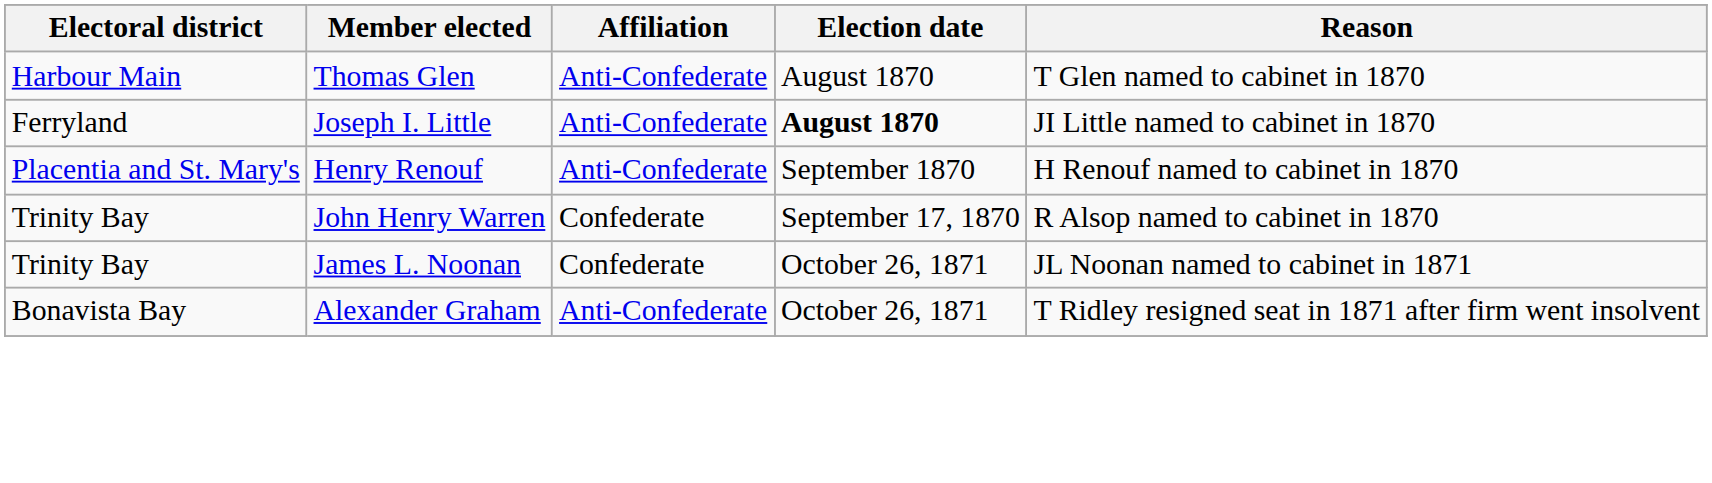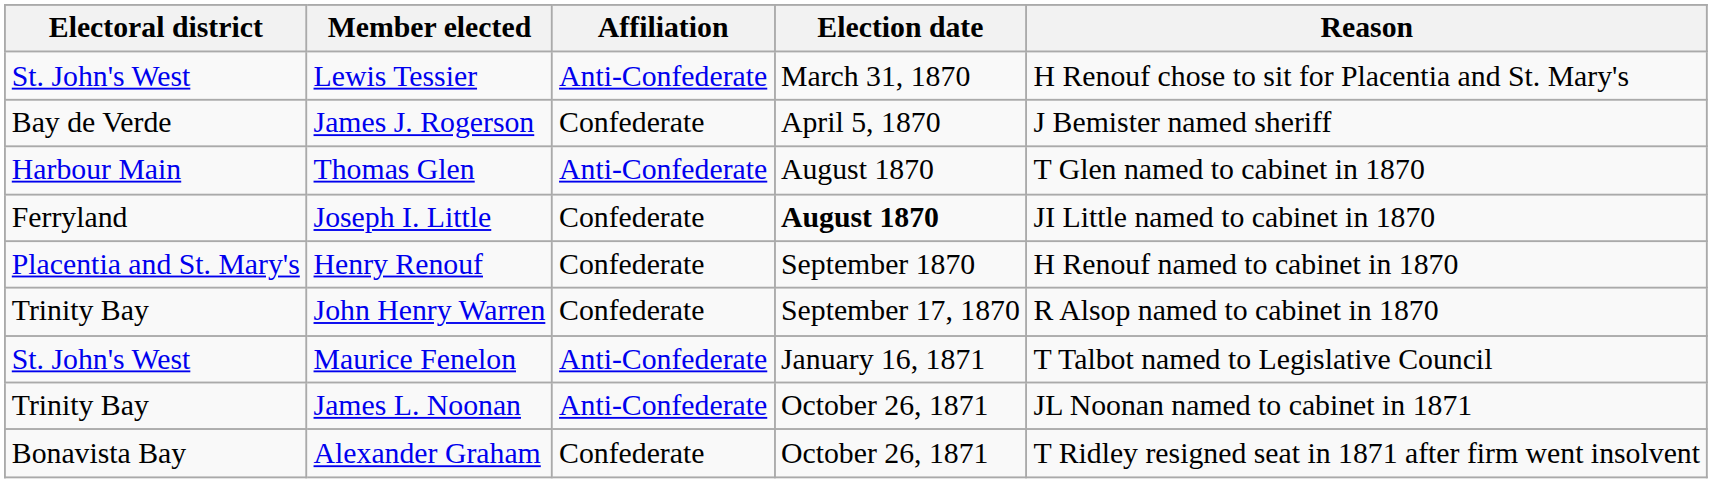+ row: (395, 75)
+ row: (424, 122)
(663, 122) Anti-Confederate -> (632, 216) Confederate
(663, 169) Anti-Confederate -> (632, 264) Confederate
+ row: (415, 358)
(632, 264) Confederate -> (663, 405) Anti-Confederate
(663, 311) Anti-Confederate -> (632, 452) Confederate
